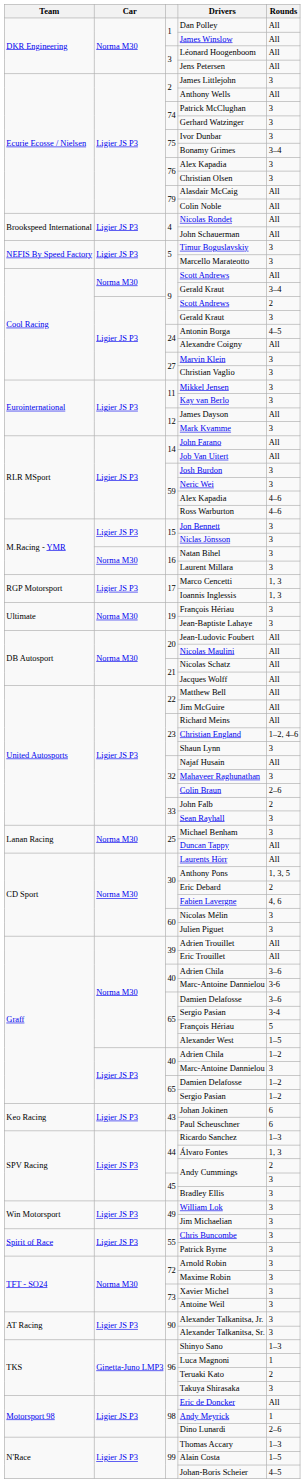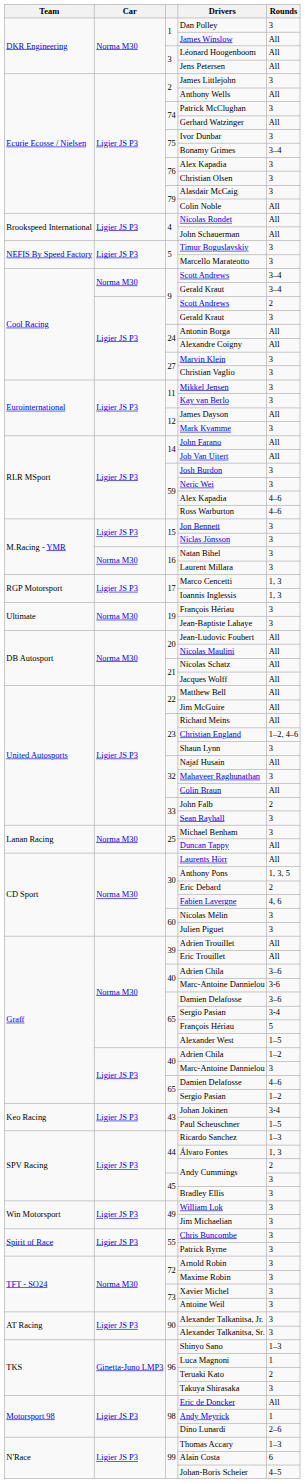(274, 24) All -> (271, 24) 3
(271, 122) 3 -> (274, 122) All
(274, 191) All -> (271, 191) 3
(274, 275) All -> (275, 275) 3–4
(275, 331) 4–5 -> (274, 331) All
(275, 790) 2–6 -> (274, 790) All
(275, 1082) 1–2 -> (275, 1082) 4–6
(271, 1110) 6 -> (274, 1110) 3-4
(271, 1123) 6 -> (275, 1123) 1–5
(275, 1457) 1–5 -> (271, 1457) 6
